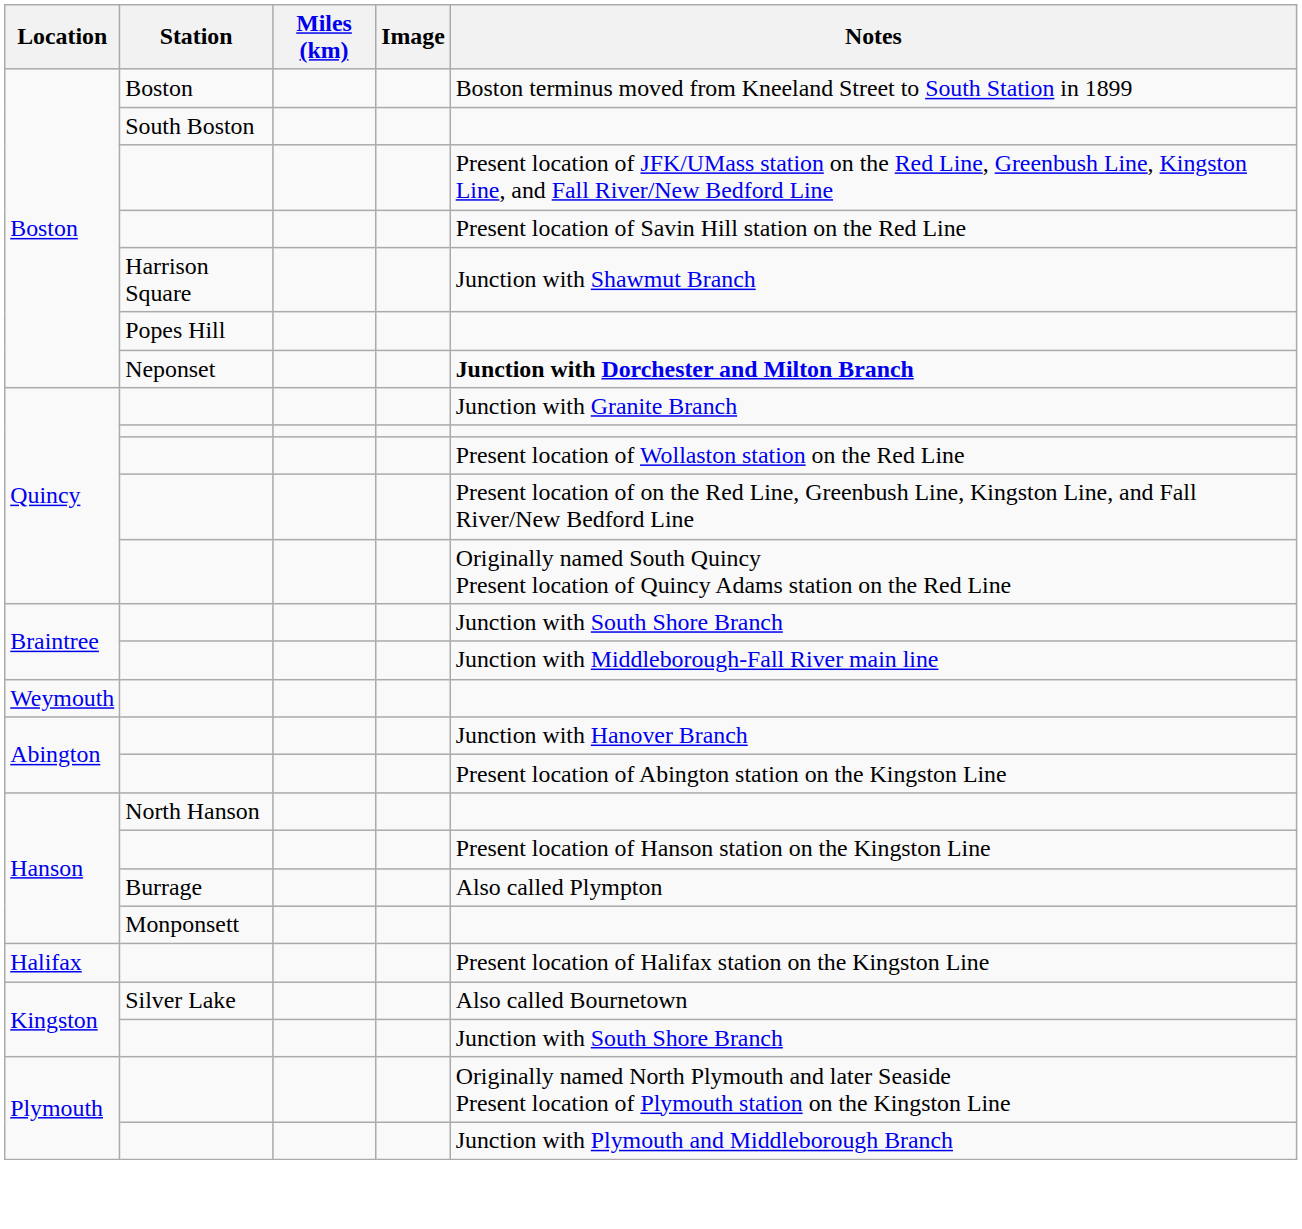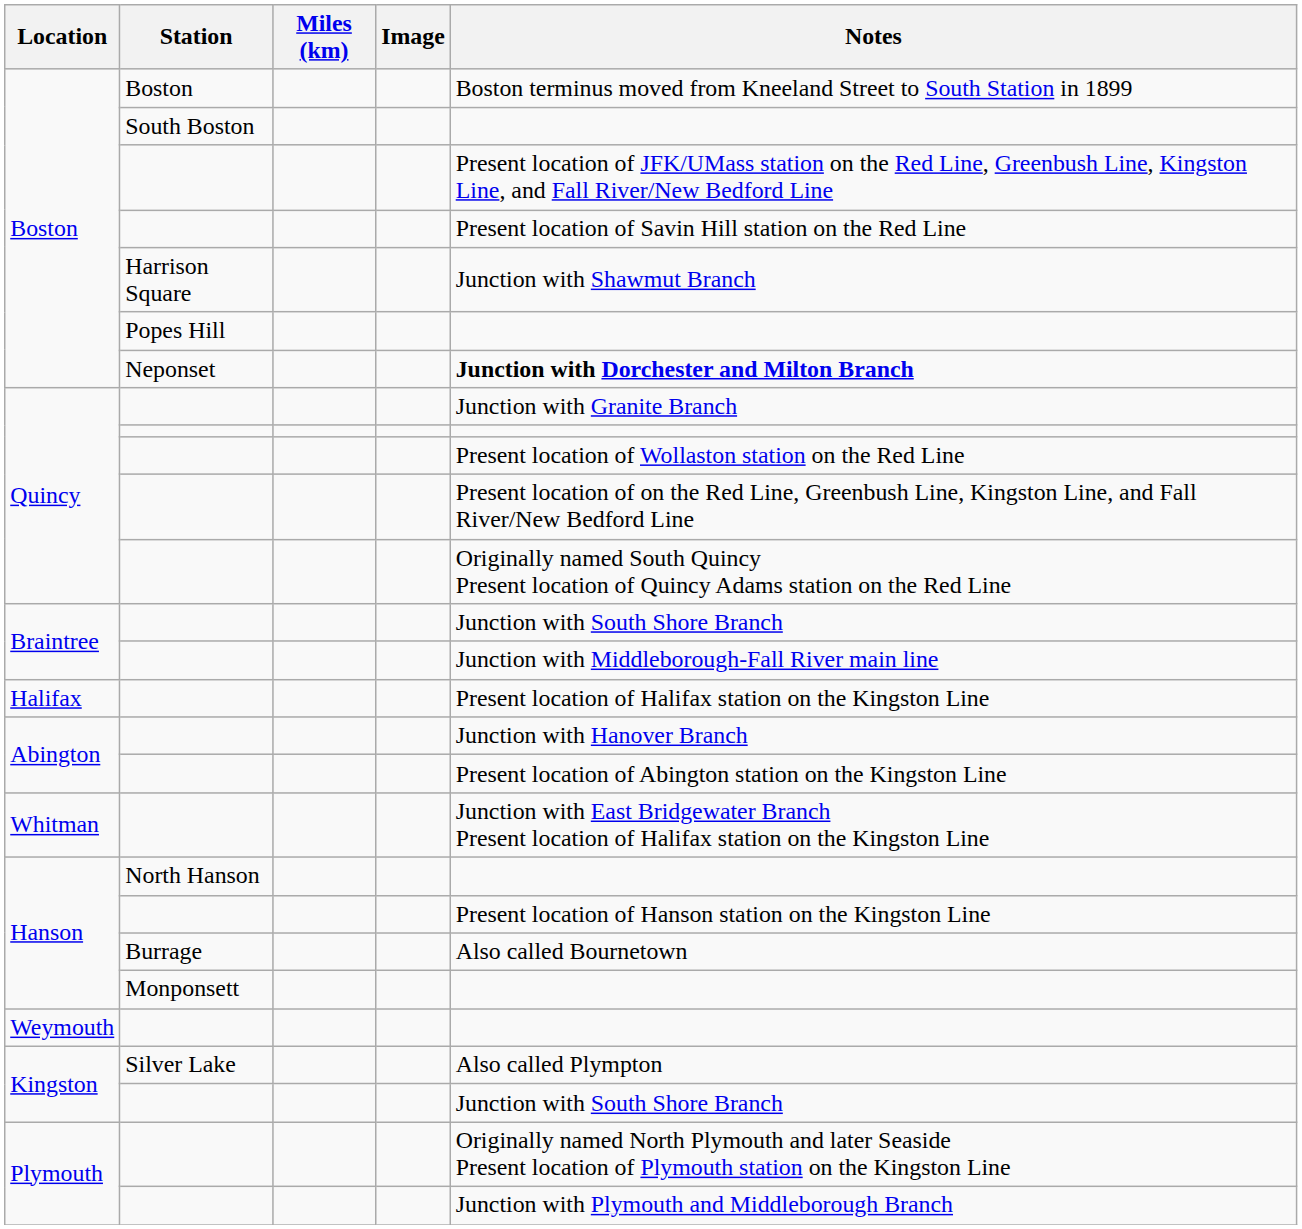rows swapped: (62, 697) <-> (46, 962)
+ row: (55, 824)
(559, 886) Also called Plympton -> (572, 951) Also called Bournetown
(572, 1000) Also called Bournetown -> (559, 1064) Also called Plympton
